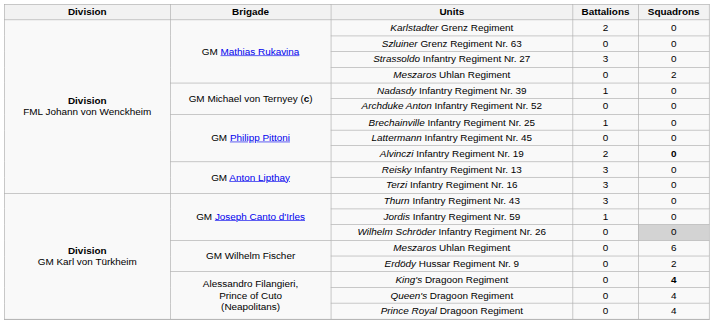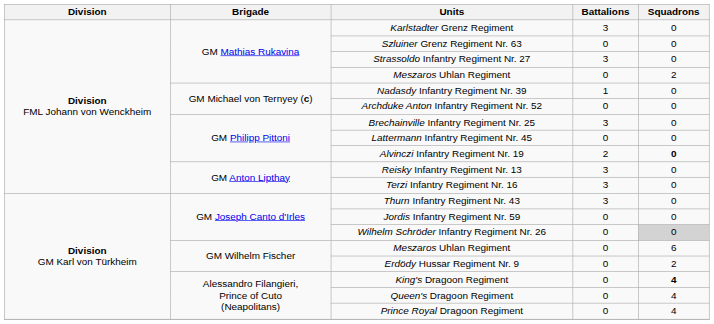(606, 28) 2 -> (606, 28) 3
(606, 122) 1 -> (606, 122) 3
(606, 216) 1 -> (606, 216) 0
